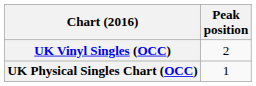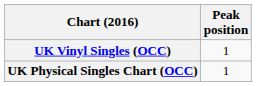(226, 50) 2 -> (226, 50) 1
